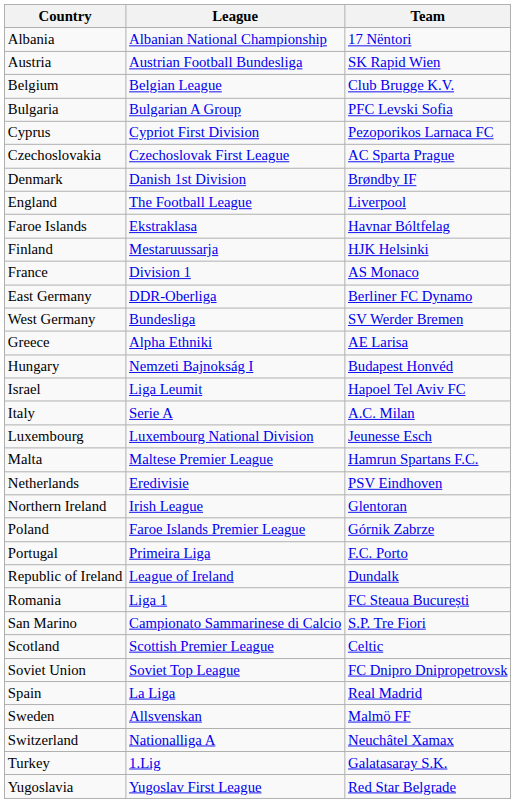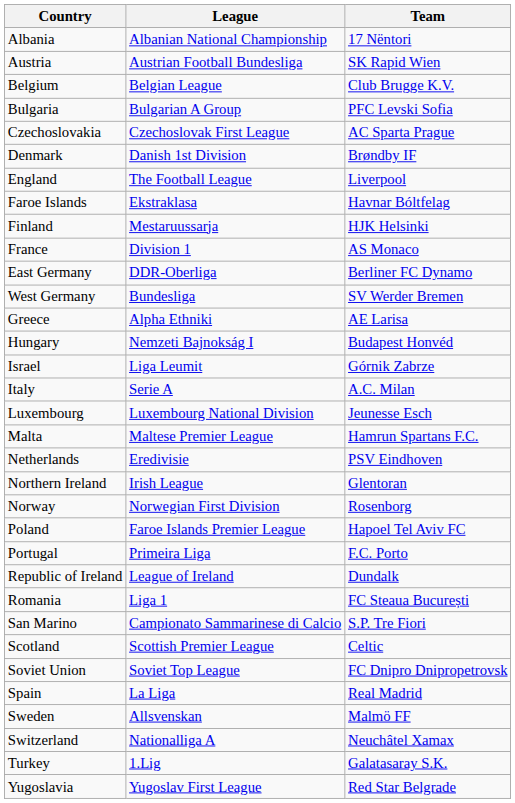- row: (29, 132)
(407, 389) Hapoel Tel Aviv FC -> (391, 366) Górnik Zabrze
+ row: (32, 506)
(391, 529) Górnik Zabrze -> (407, 529) Hapoel Tel Aviv FC
